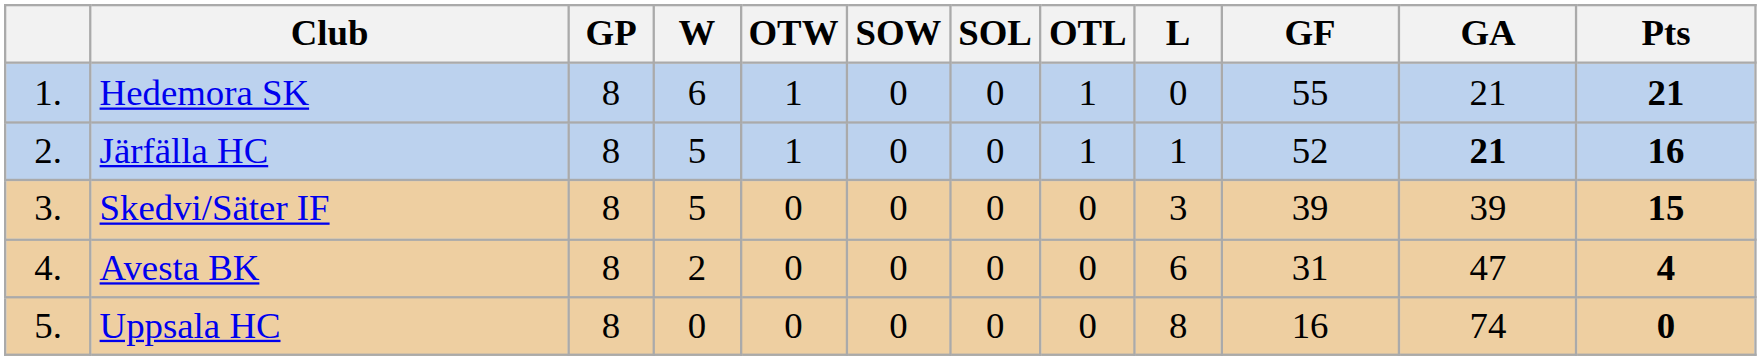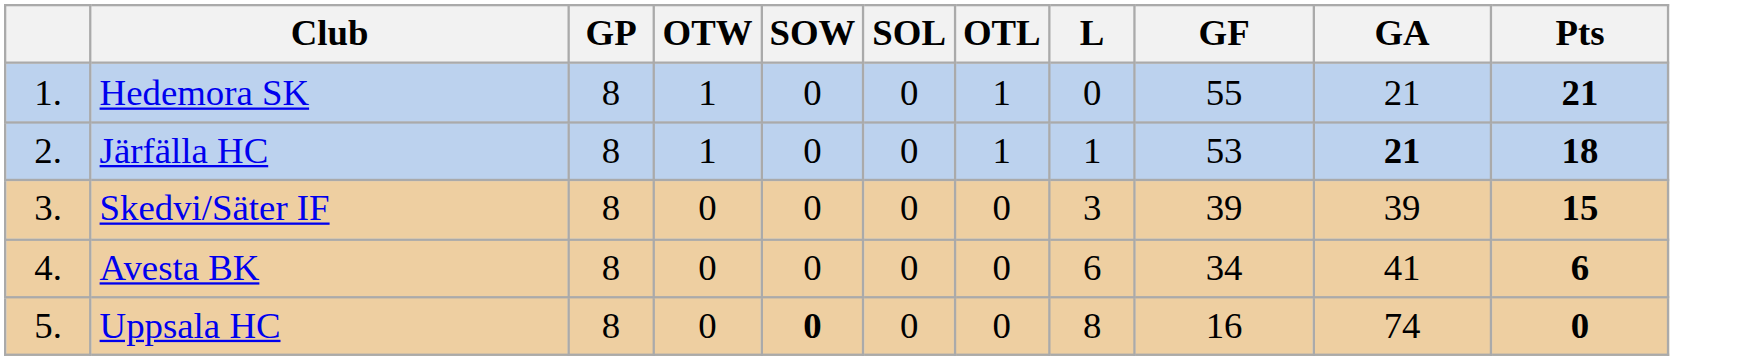- column: (697, 33)
(1310, 150) 52 -> (1224, 150) 53
(1666, 150) 16 -> (1580, 150) 18
(1310, 267) 31 -> (1224, 267) 34
(1488, 267) 47 -> (1402, 267) 41
(1666, 267) 4 -> (1580, 267) 6
(898, 325) normal -> (812, 325) bold
